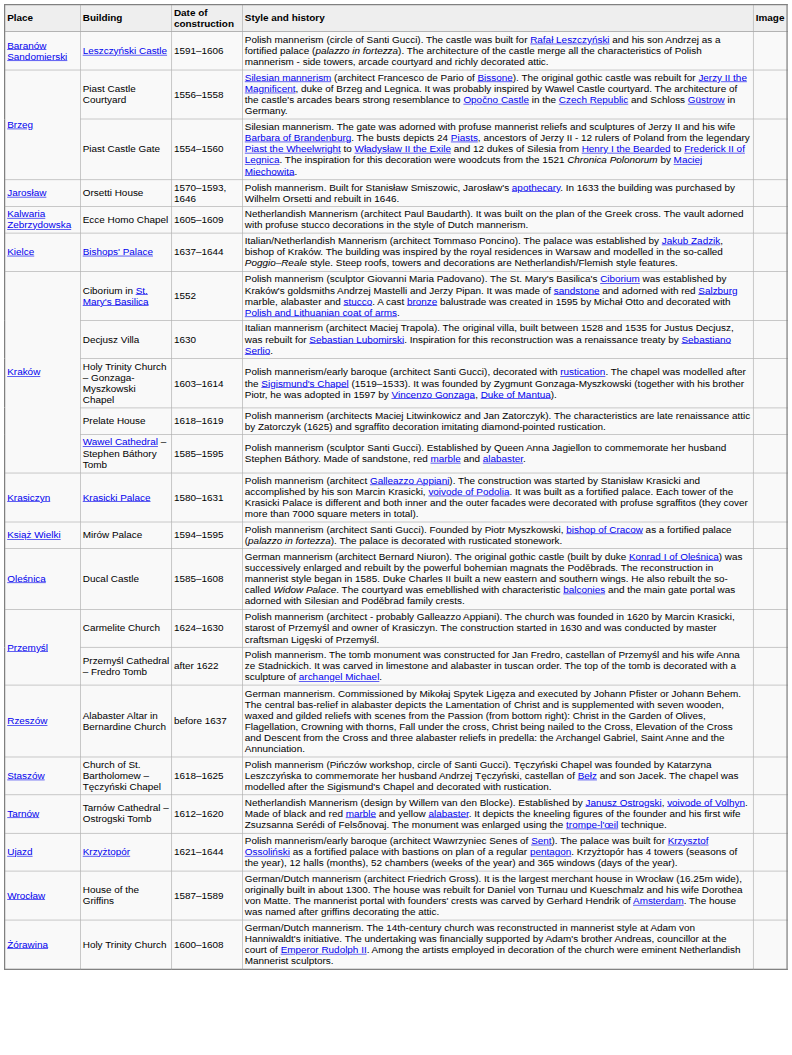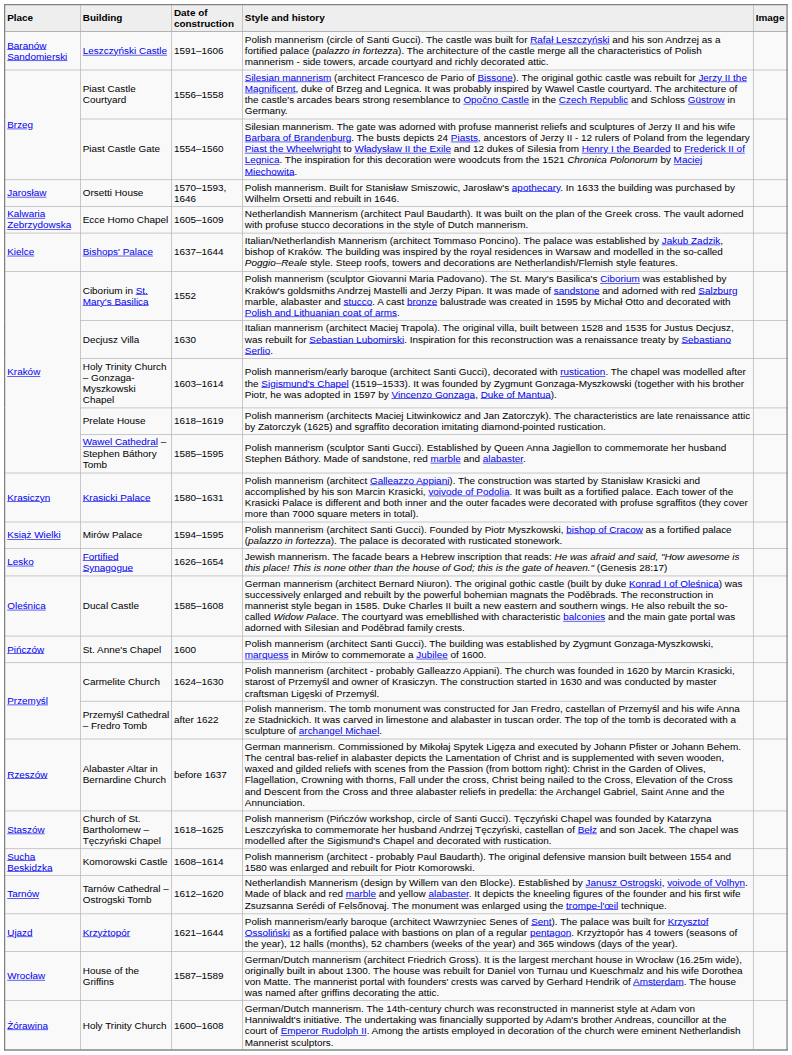+ row: (108, 562)
+ row: (122, 649)
+ row: (125, 862)
